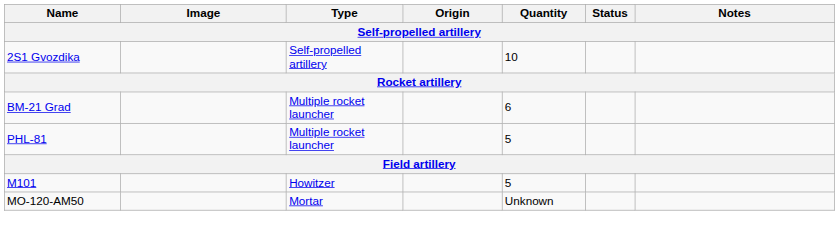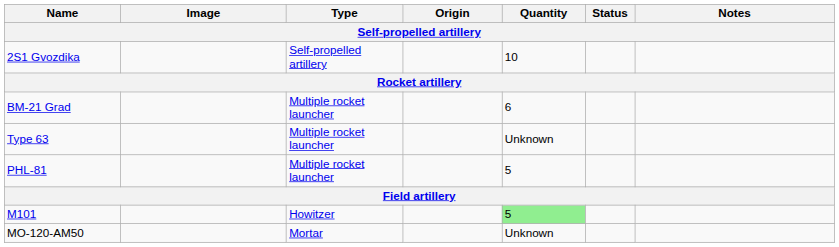+ row: (28, 139)
(508, 182) no background -> (508, 214) lightgreen background
